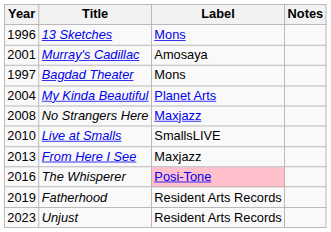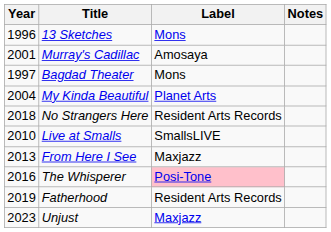(22, 116) 2008 -> (22, 116) 2018
(178, 116) Maxjazz -> (218, 116) Resident Arts Records
(218, 217) Resident Arts Records -> (178, 217) Maxjazz
